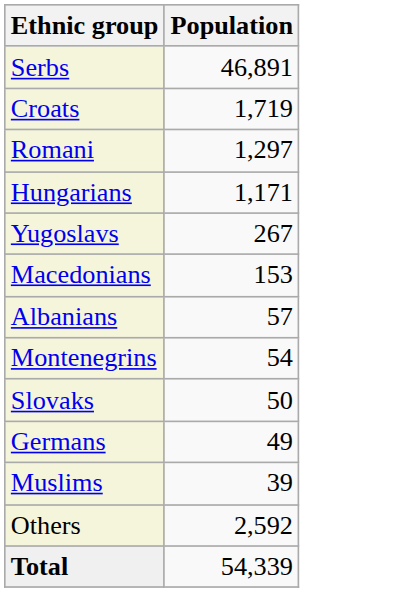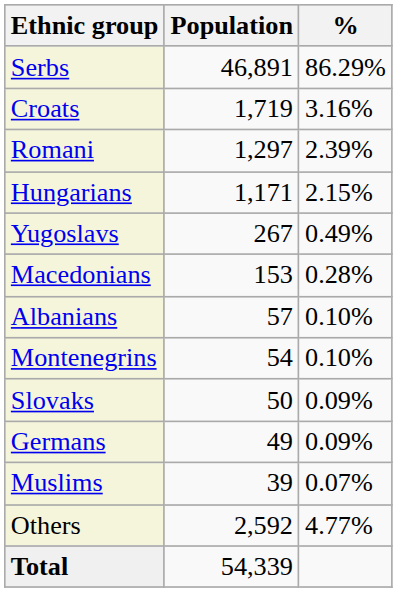+ column: (346, 25)
